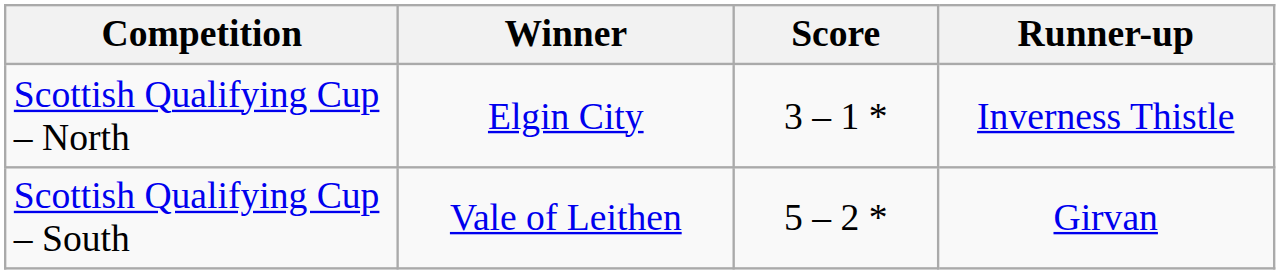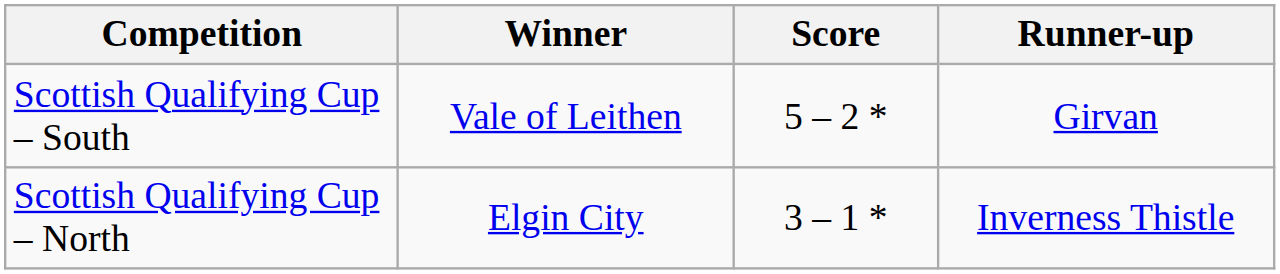rows swapped: (197, 115) <-> (197, 217)
